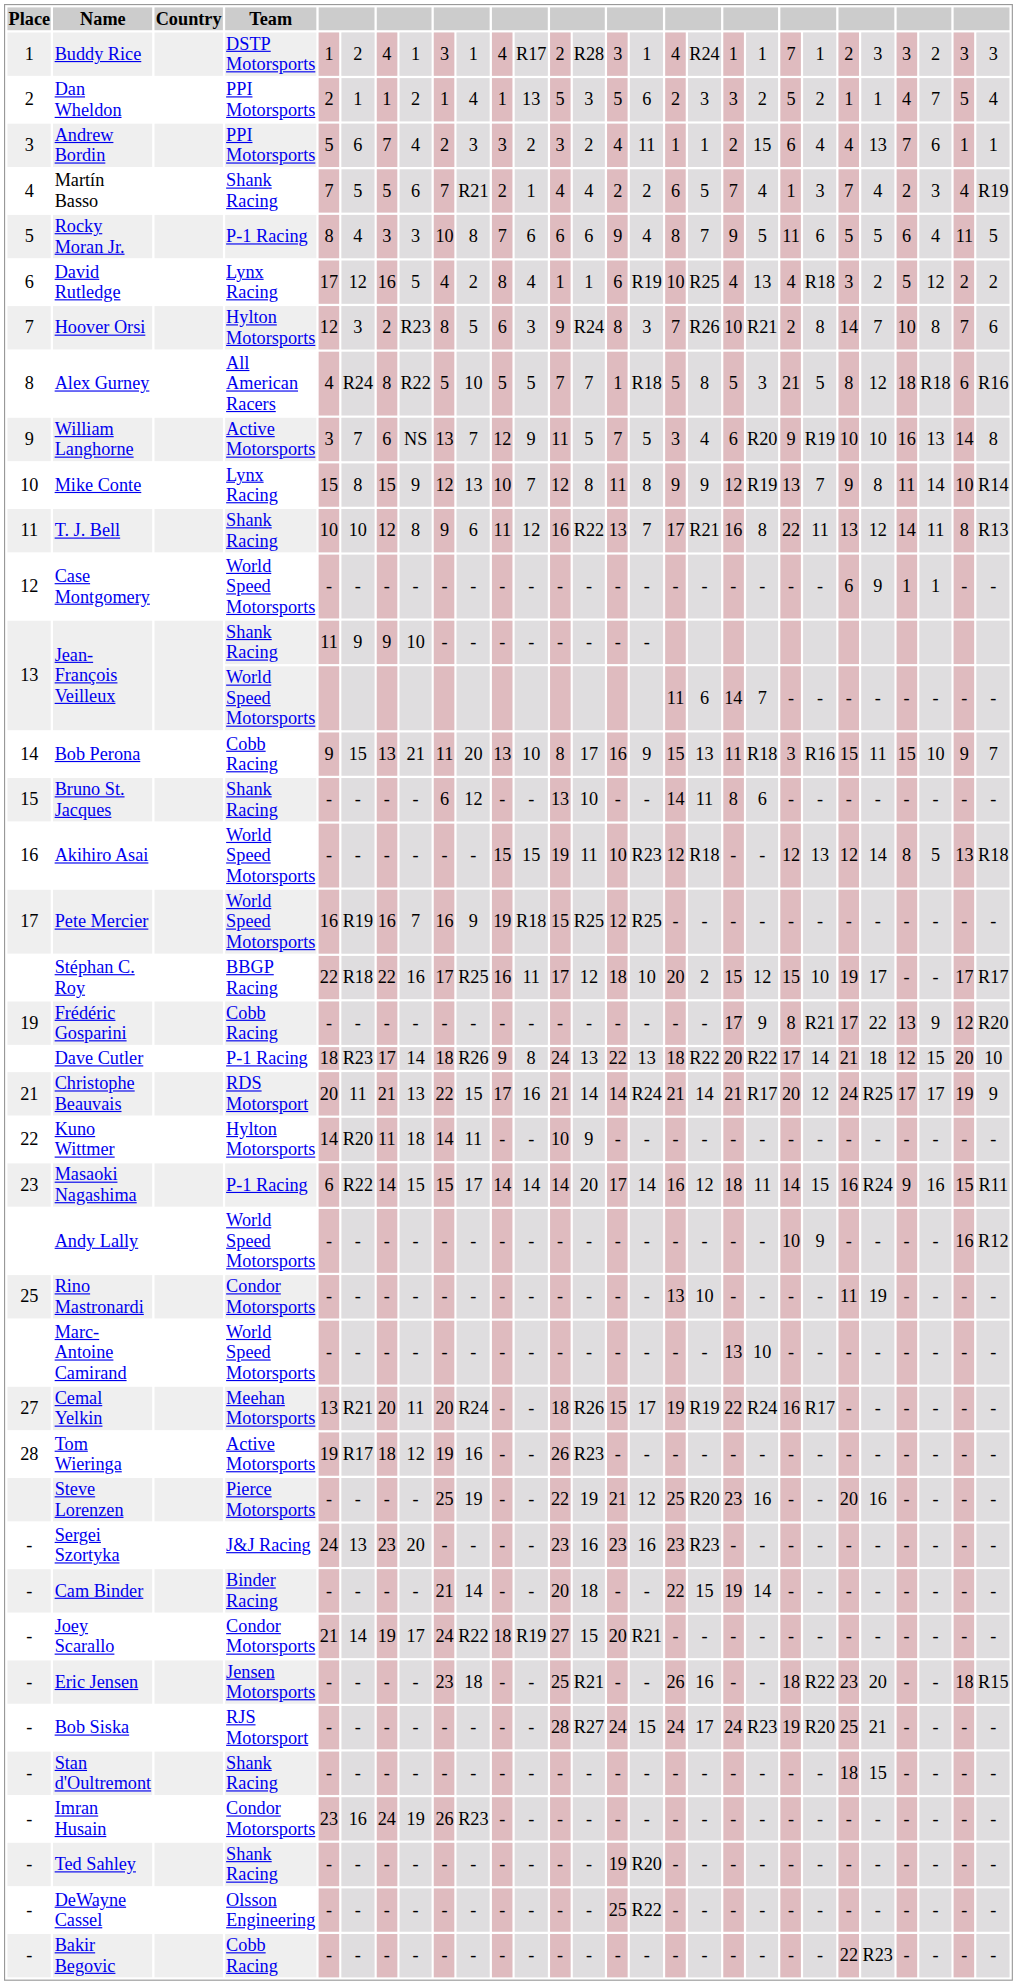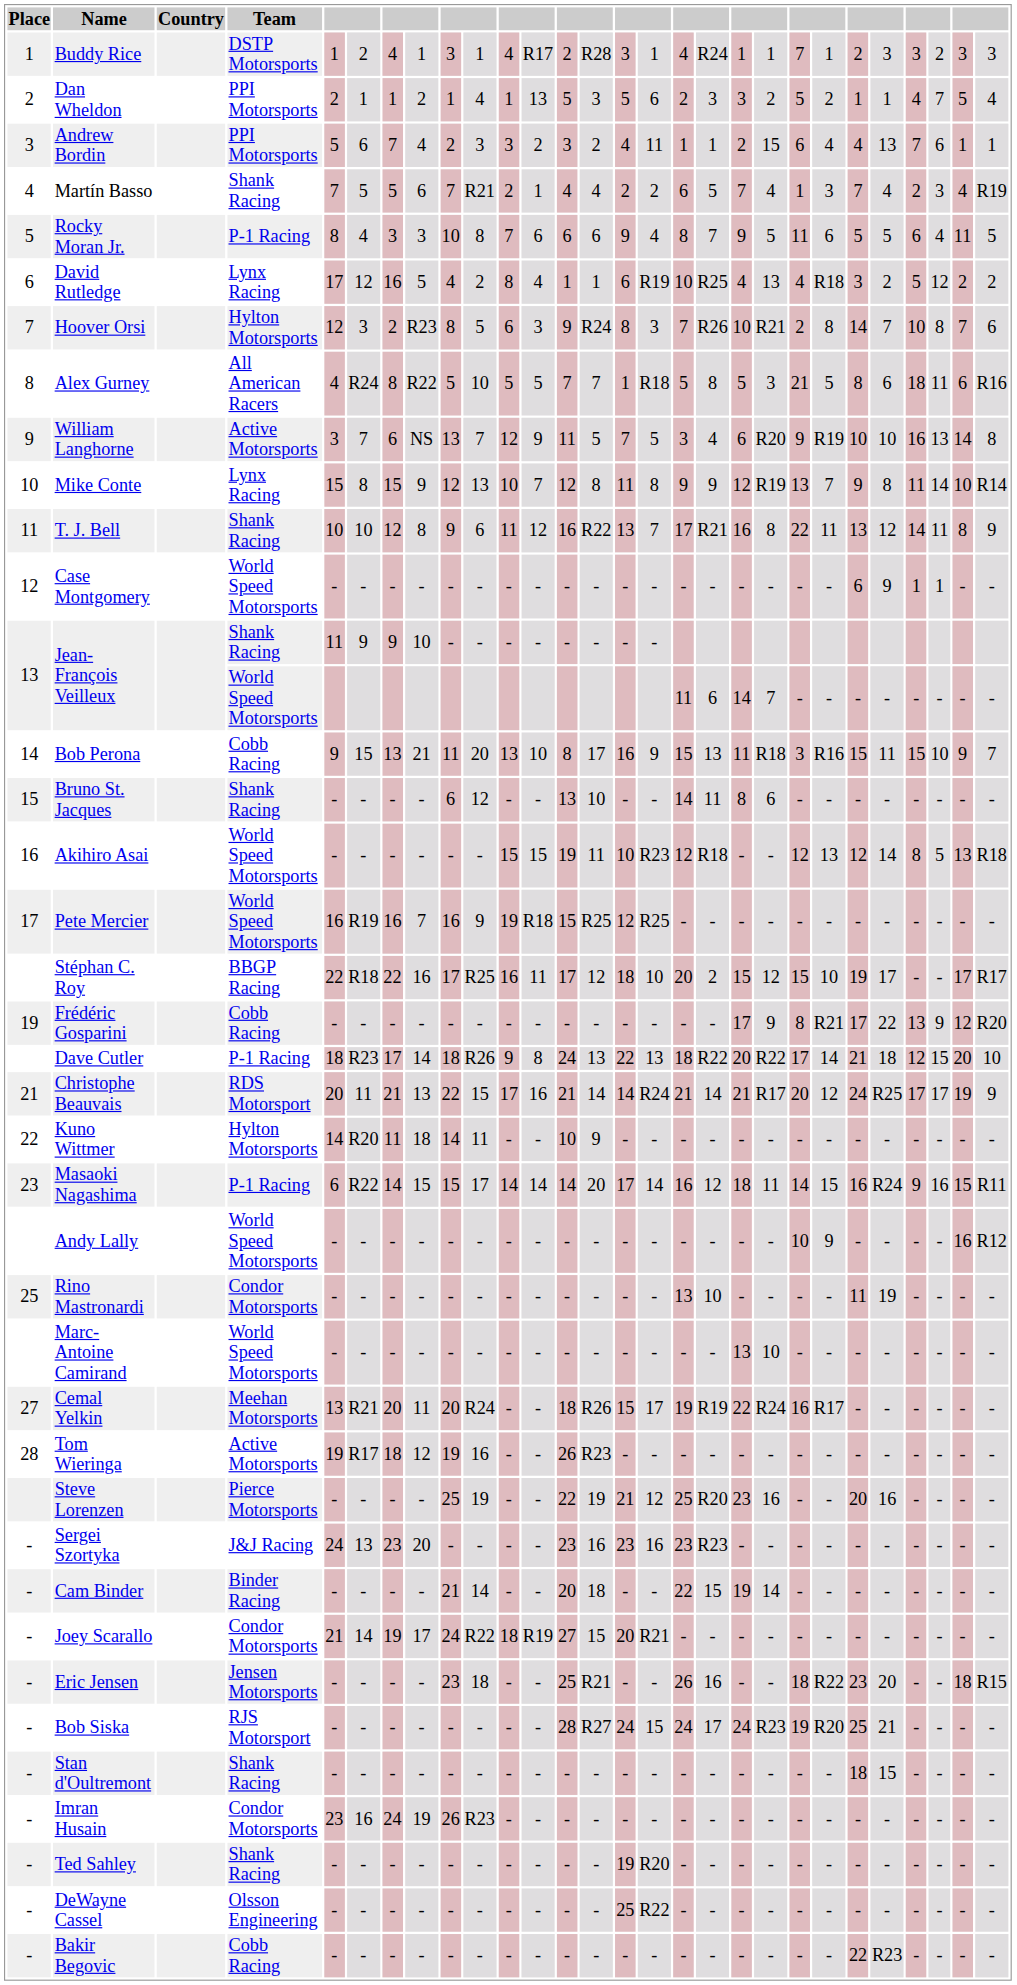(878, 383) 12 -> (887, 383) 6
(936, 383) R18 -> (940, 383) 11
(993, 530) R13 -> (992, 530) 9
